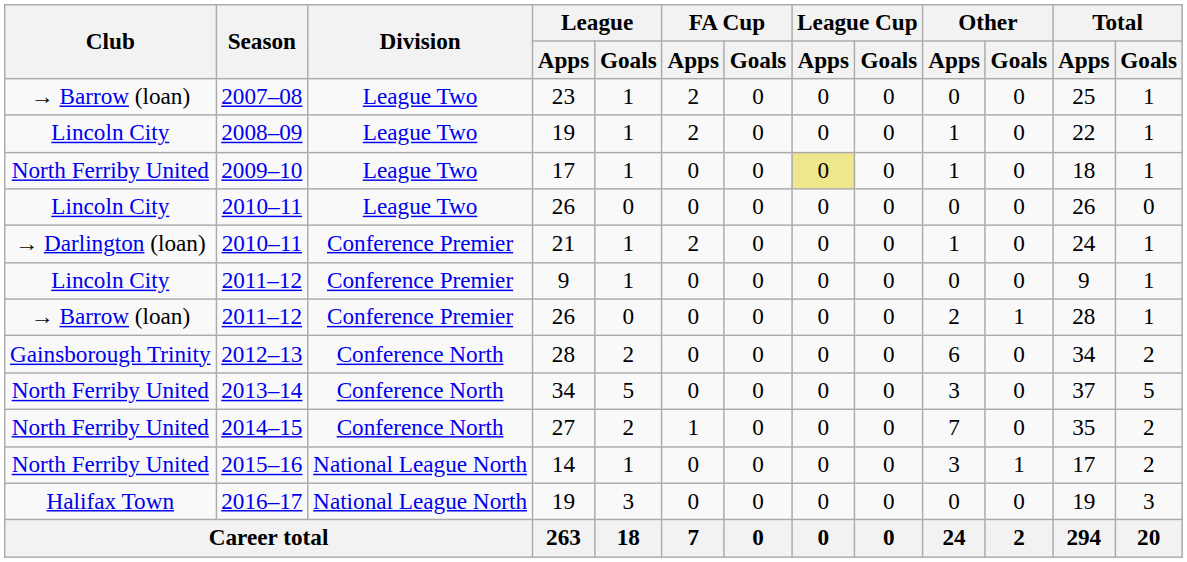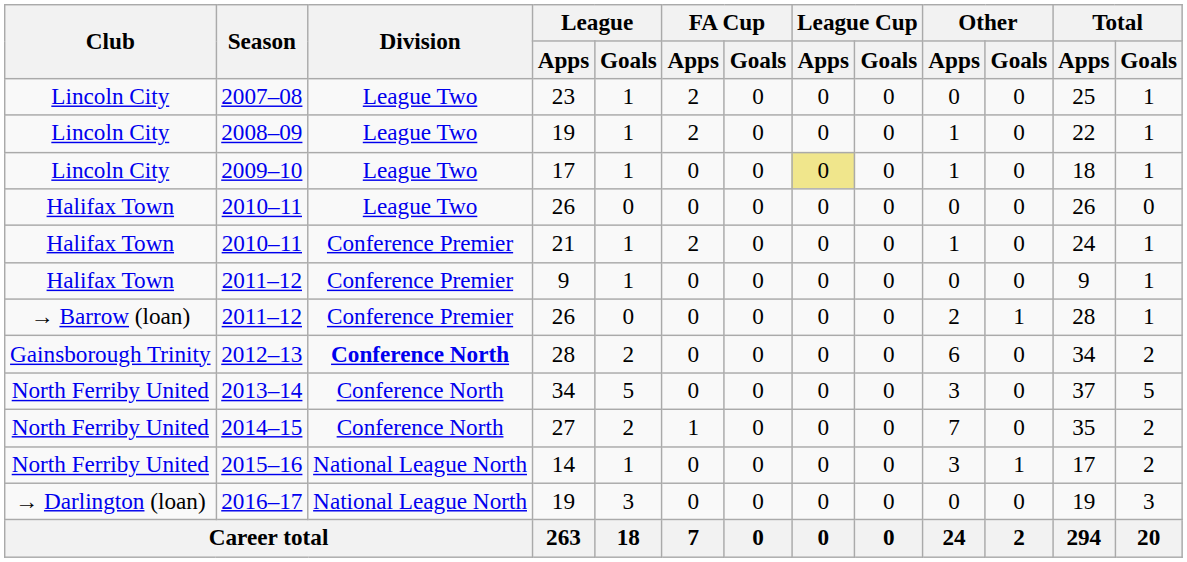(110, 96) → Barrow (loan) -> (110, 96) Lincoln City
(110, 170) North Ferriby United -> (110, 170) Lincoln City
(110, 206) Lincoln City -> (110, 206) Halifax Town
(110, 243) → Darlington (loan) -> (110, 243) Halifax Town
(110, 280) Lincoln City -> (110, 280) Halifax Town
(420, 354) normal -> (420, 354) bold
(110, 501) Halifax Town -> (110, 501) → Darlington (loan)
